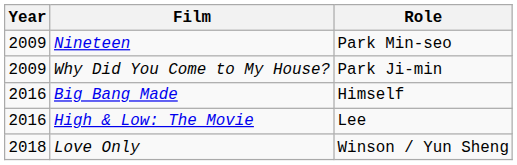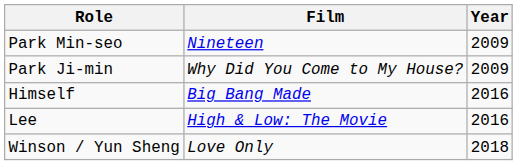columns swapped: (27, 18) <-> (423, 18)
